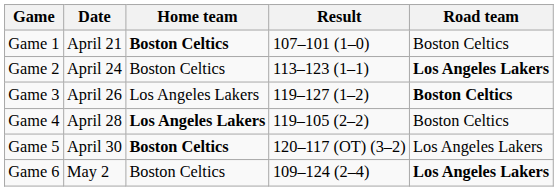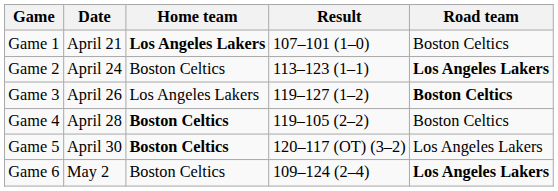(179, 43) Boston Celtics -> (197, 43) Los Angeles Lakers
(197, 120) Los Angeles Lakers -> (179, 120) Boston Celtics
